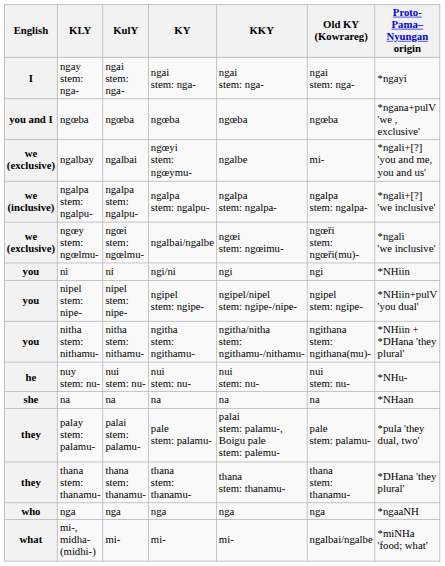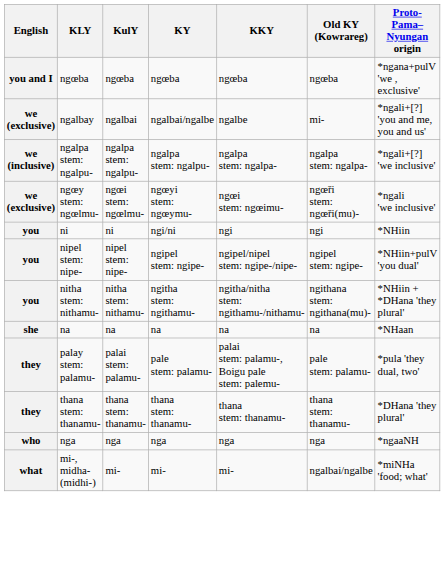- row: (72, 78)
(171, 160) ngœyi stem: ngœymu- -> (182, 119) ngalbai/ngalbe
(182, 242) ngalbai/ngalbe -> (171, 201) ngœyi stem: ngœymu-
- row: (80, 377)
